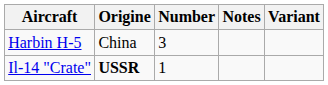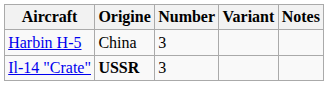columns swapped: (294, 17) <-> (242, 17)
(162, 67) 1 -> (162, 67) 3
